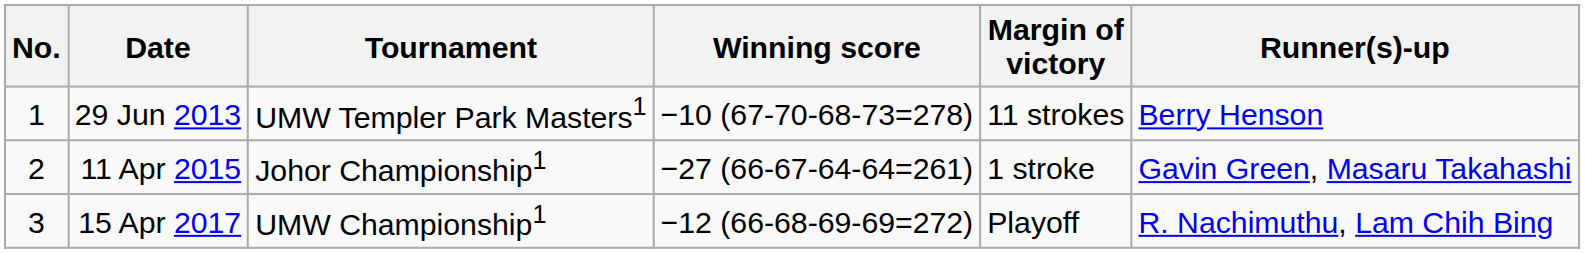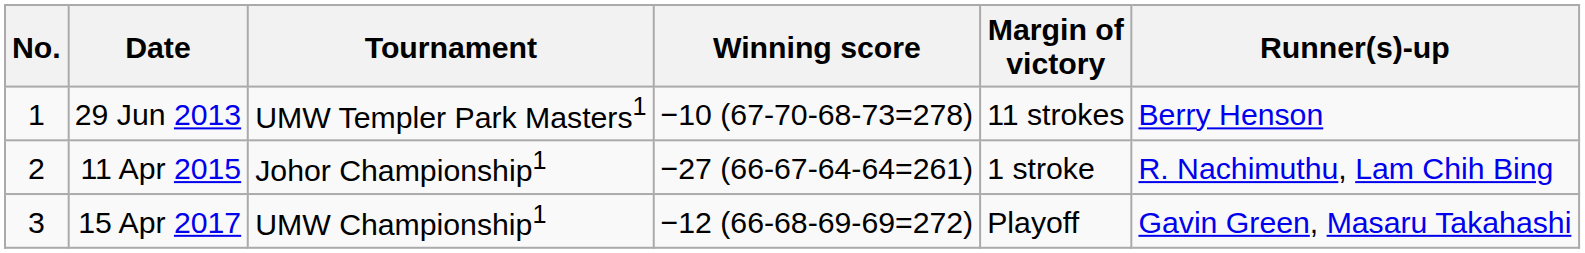(1355, 168) Gavin Green, Masaru Takahashi -> (1346, 168) R. Nachimuthu, Lam Chih Bing
(1346, 222) R. Nachimuthu, Lam Chih Bing -> (1355, 222) Gavin Green, Masaru Takahashi
